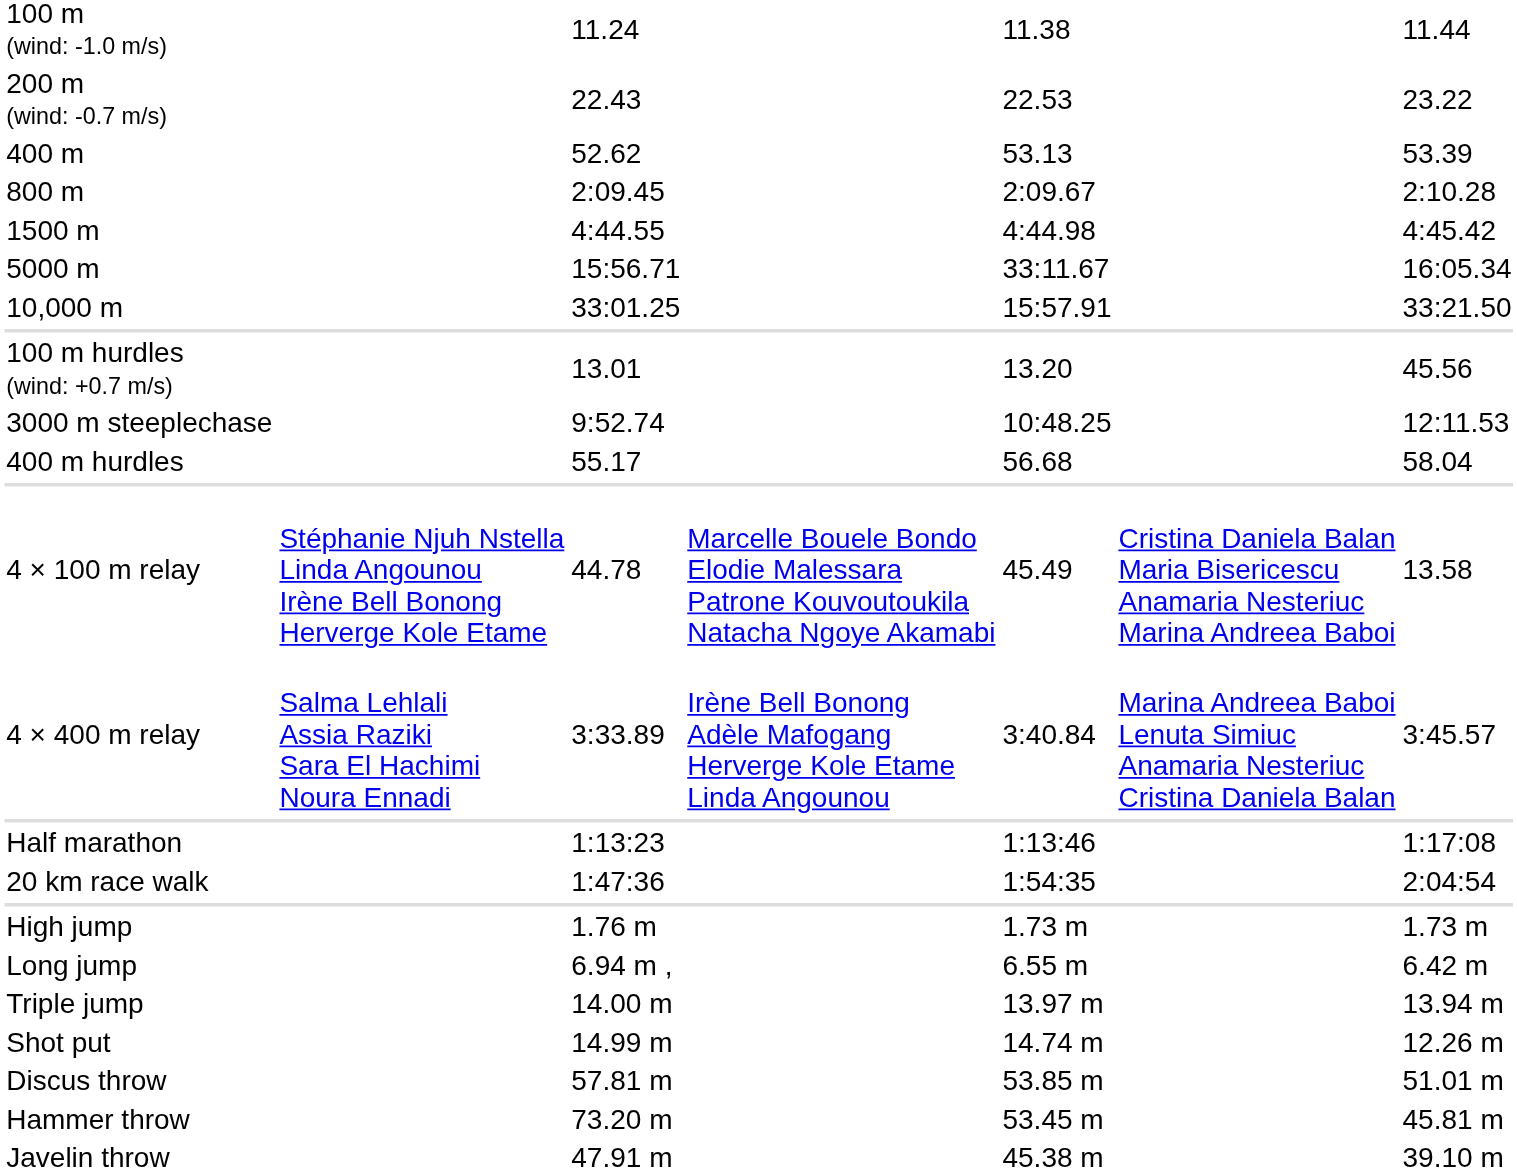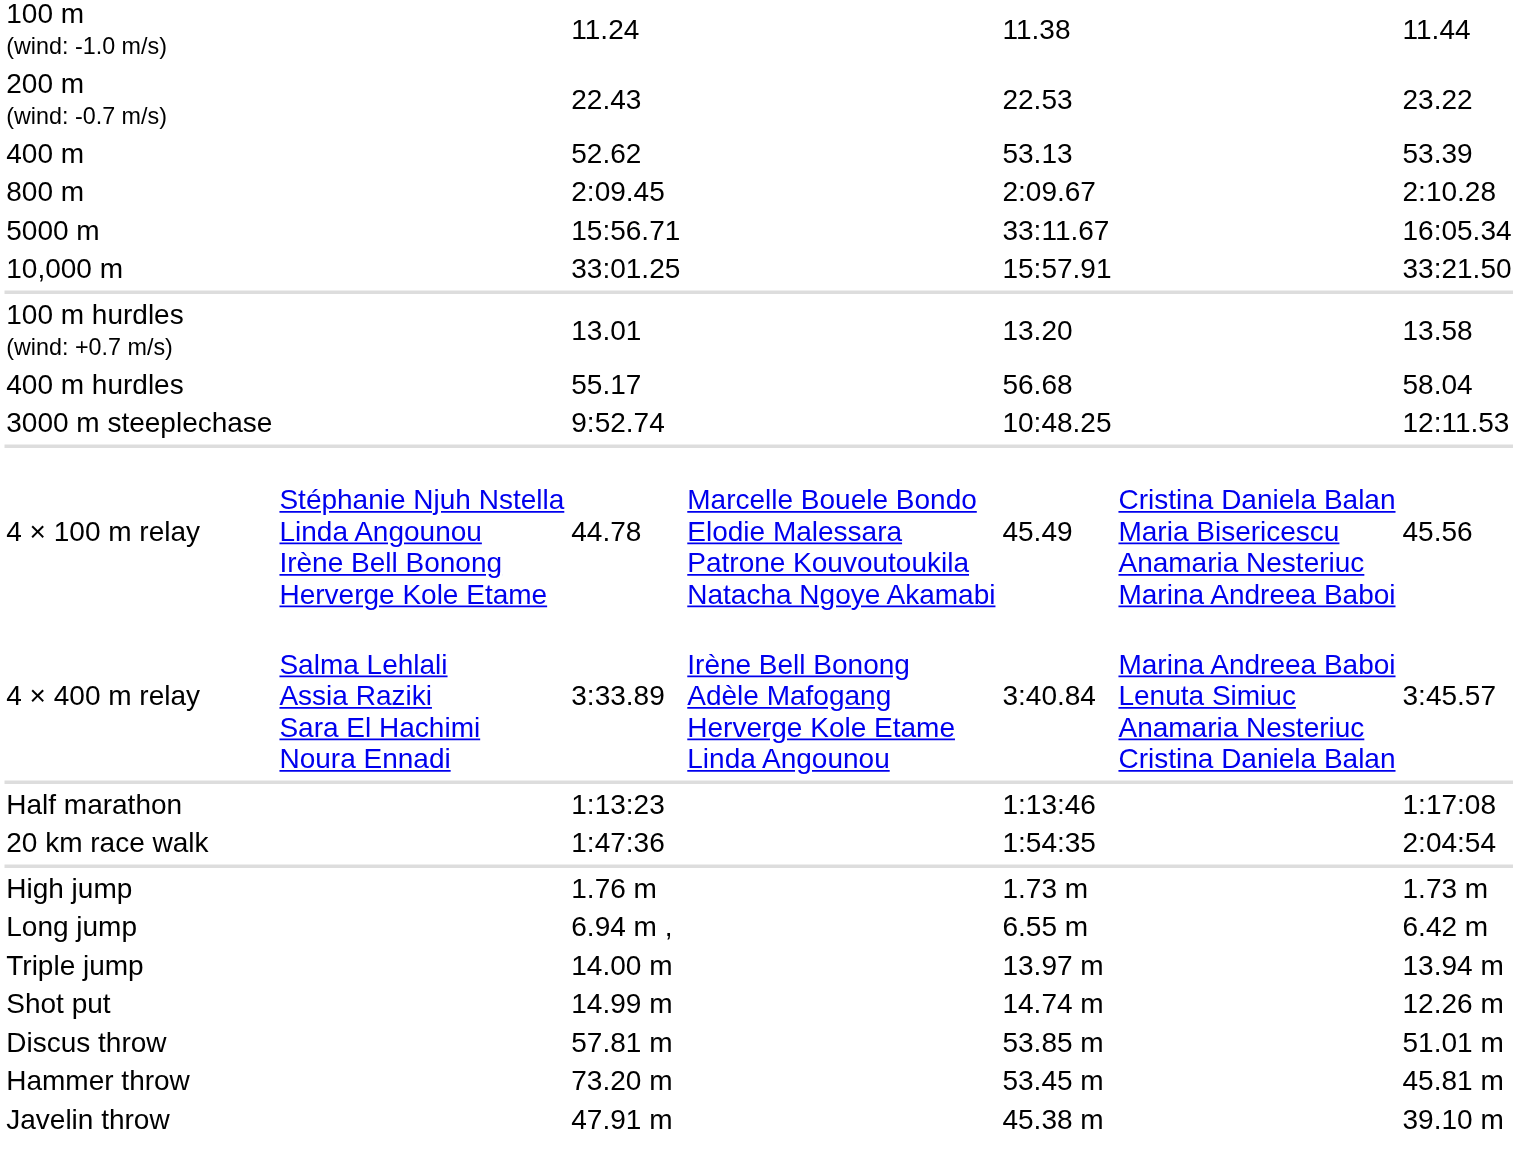- row: (53, 230)
(1438, 368) 45.56 -> (1438, 330) 13.58
rows swapped: (95, 461) <-> (139, 423)
(1438, 570) 13.58 -> (1438, 531) 45.56
